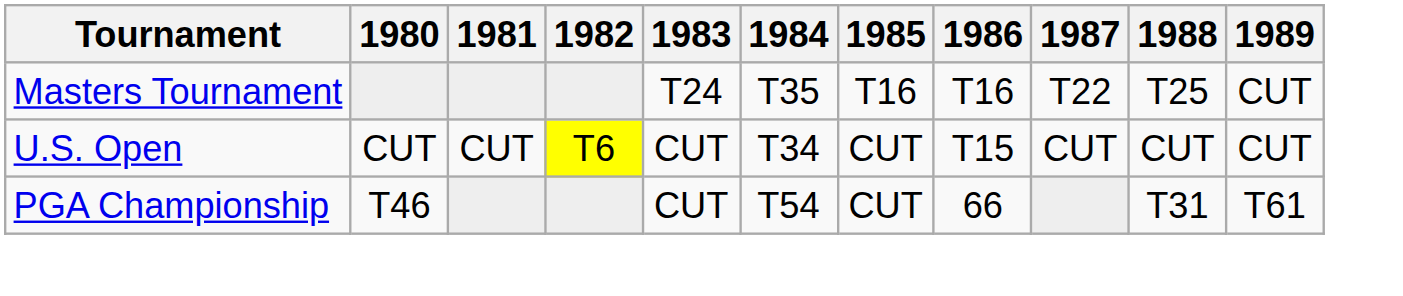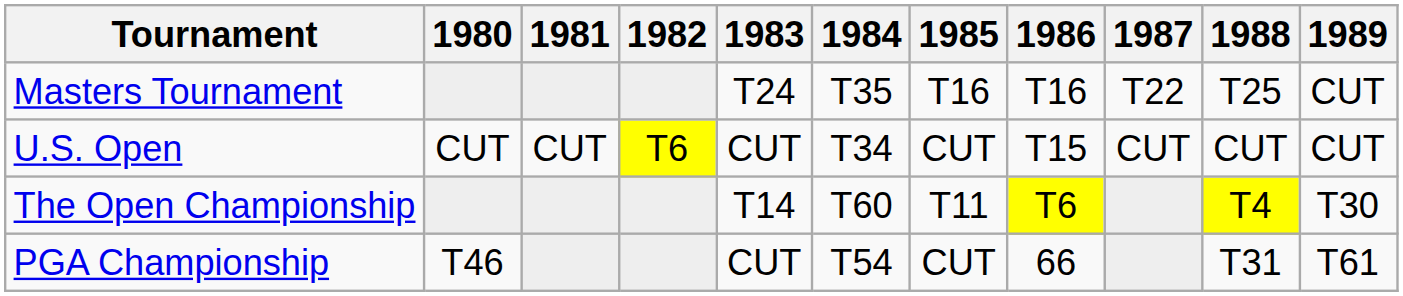+ row: (215, 206)
